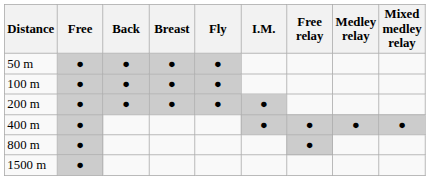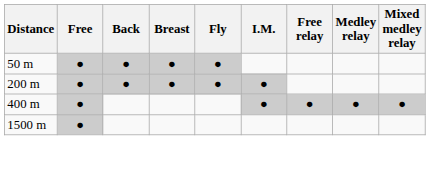- row: (24, 84)
- row: (24, 144)
